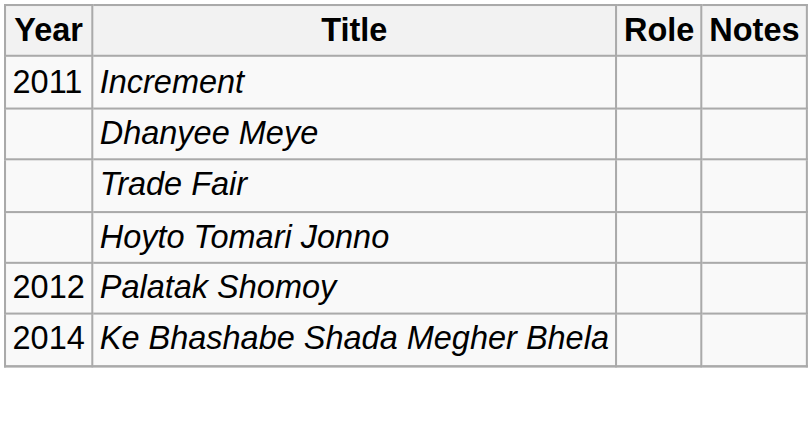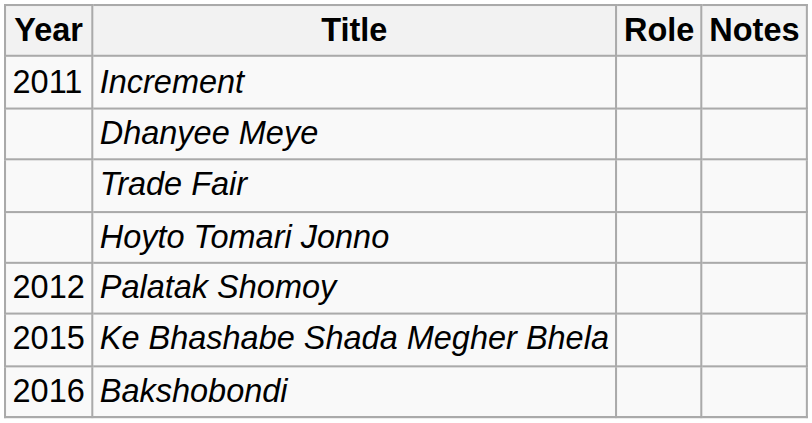(49, 339) 2014 -> (49, 339) 2015
+ row: (194, 390)
